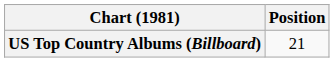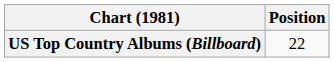(297, 43) 21 -> (297, 43) 22
